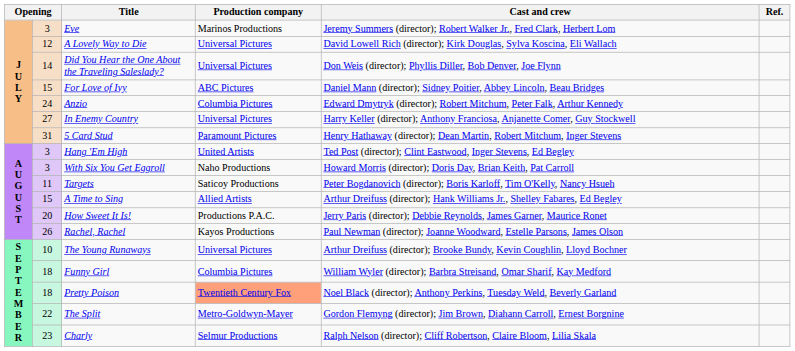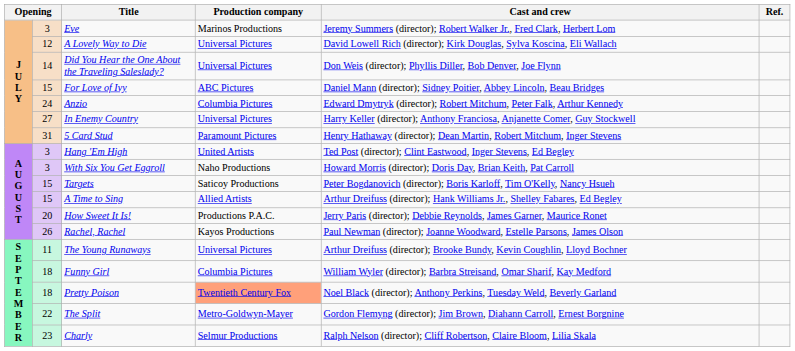(47, 183) 11 -> (47, 183) 15
(47, 250) 10 -> (47, 250) 11
